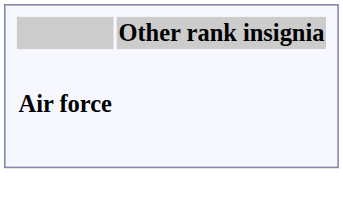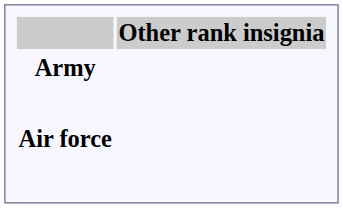+ row: (65, 68)
